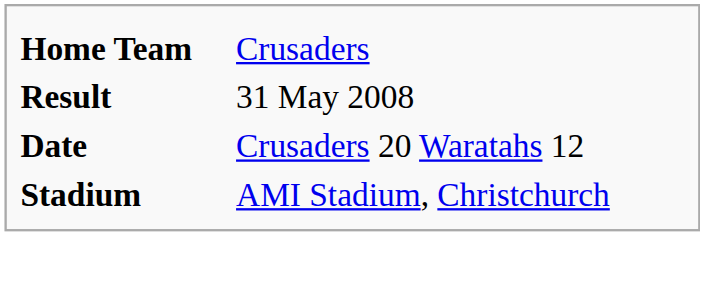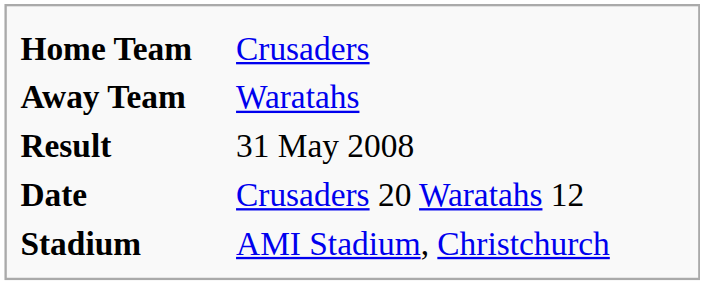+ row: (103, 97)
